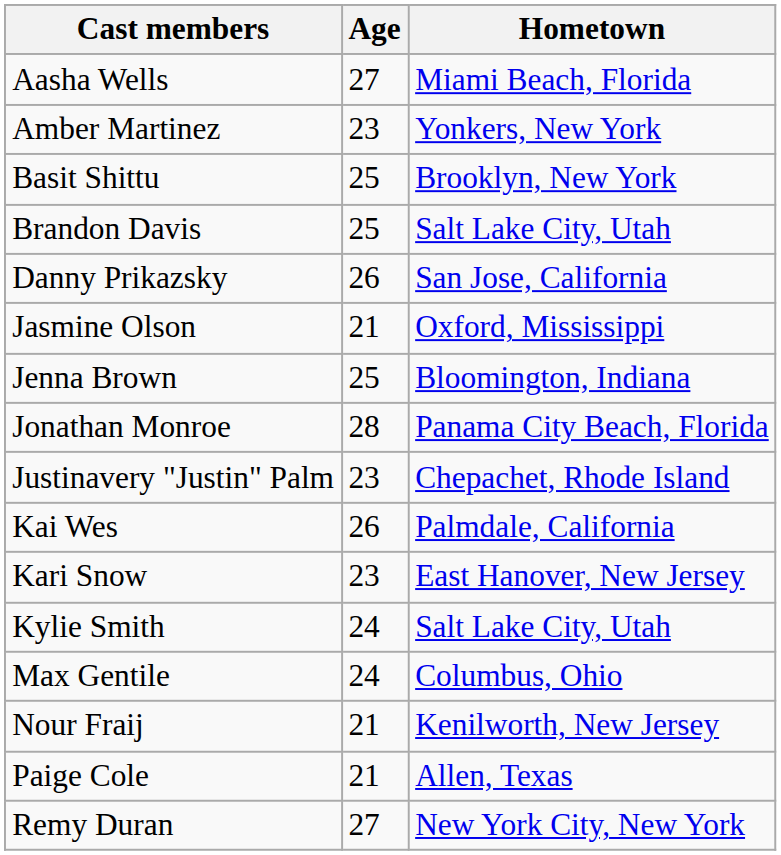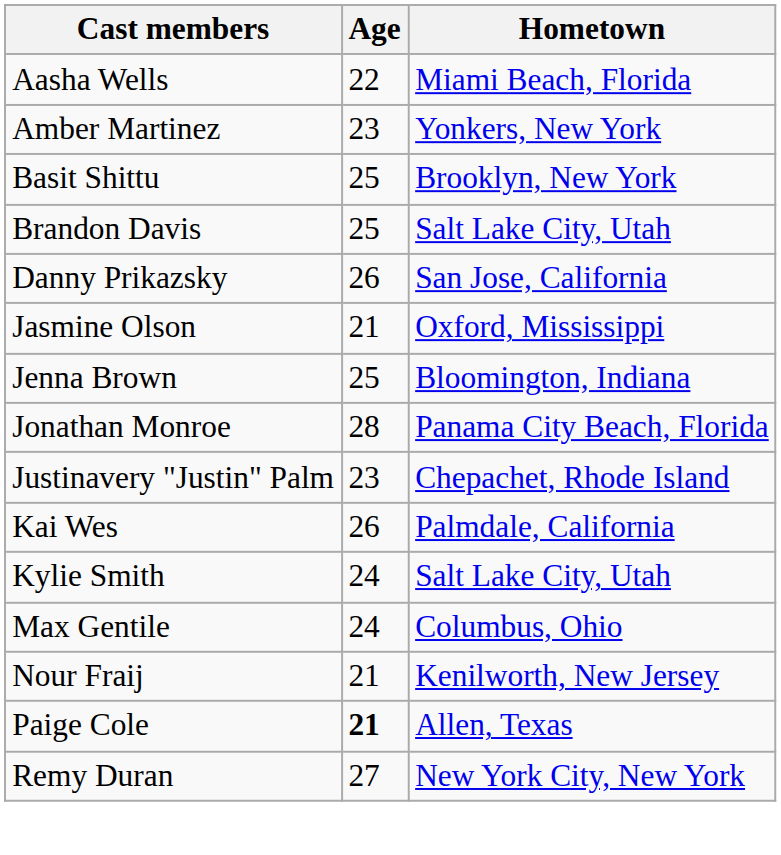(364, 79) 27 -> (364, 79) 22
- row: (80, 576)
(364, 775) normal -> (364, 725) bold
